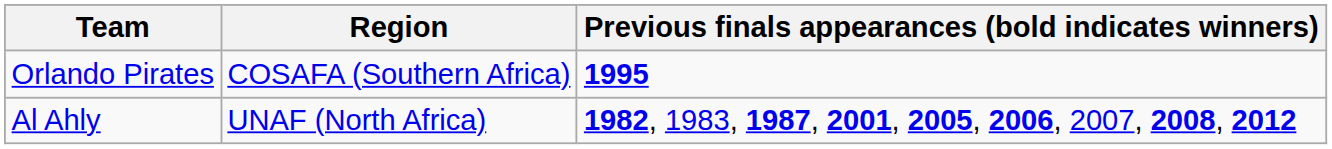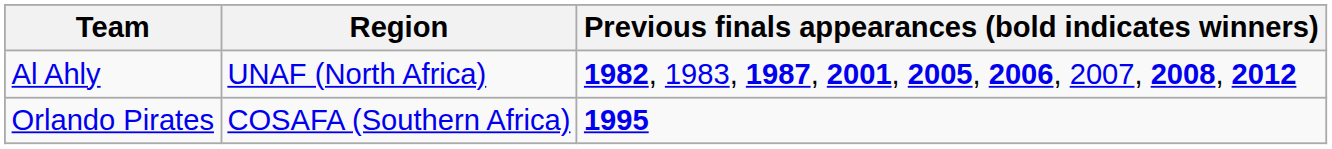rows swapped: (113, 73) <-> (56, 119)
